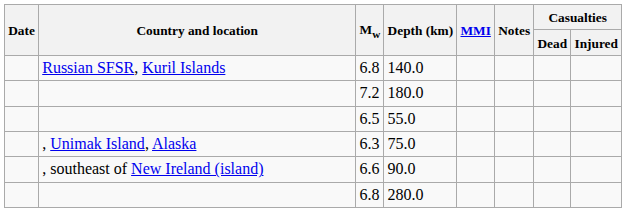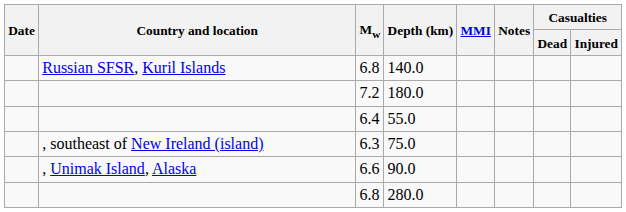(370, 118) 6.5 -> (370, 118) 6.4
(119, 144) , Unimak Island, Alaska -> (153, 144) , southeast of New Ireland (island)
(153, 169) , southeast of New Ireland (island) -> (119, 169) , Unimak Island, Alaska
